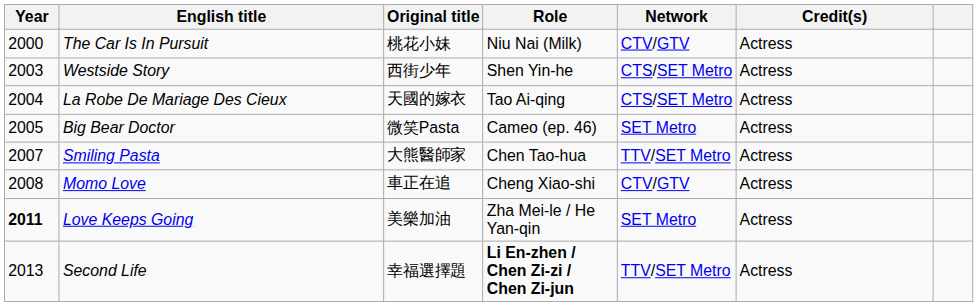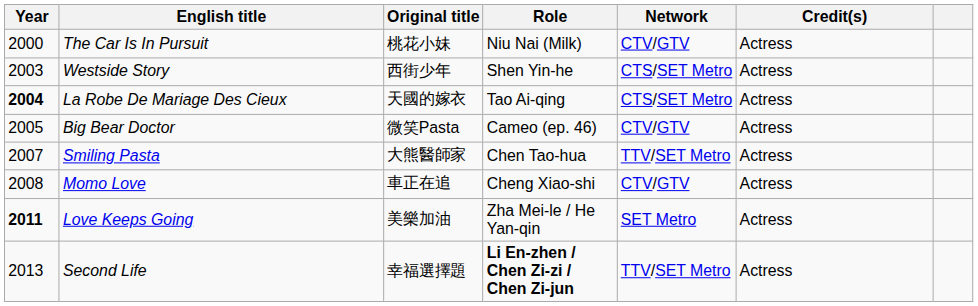(26, 99) normal -> (26, 99) bold
(659, 127) SET Metro -> (655, 127) CTV/GTV
